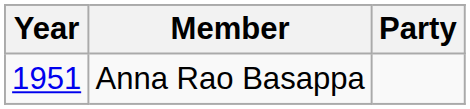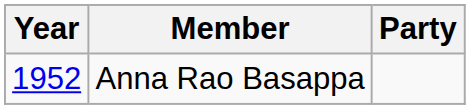(47, 78) 1951 -> (47, 78) 1952
